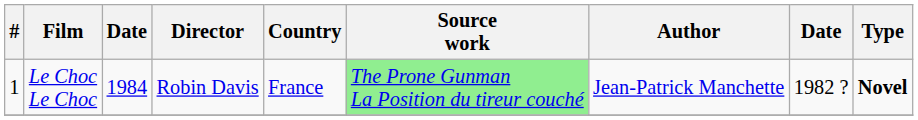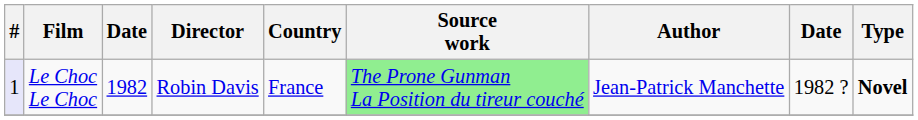(14, 87) no background -> (14, 87) lavender background
(127, 87) 1984 -> (127, 87) 1982
